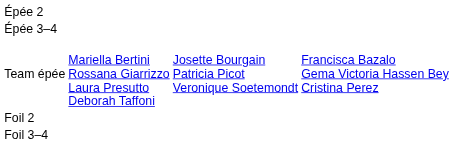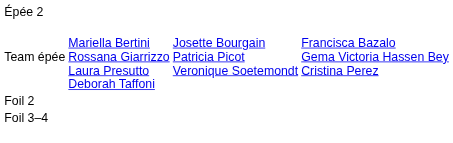- row: (31, 29)
